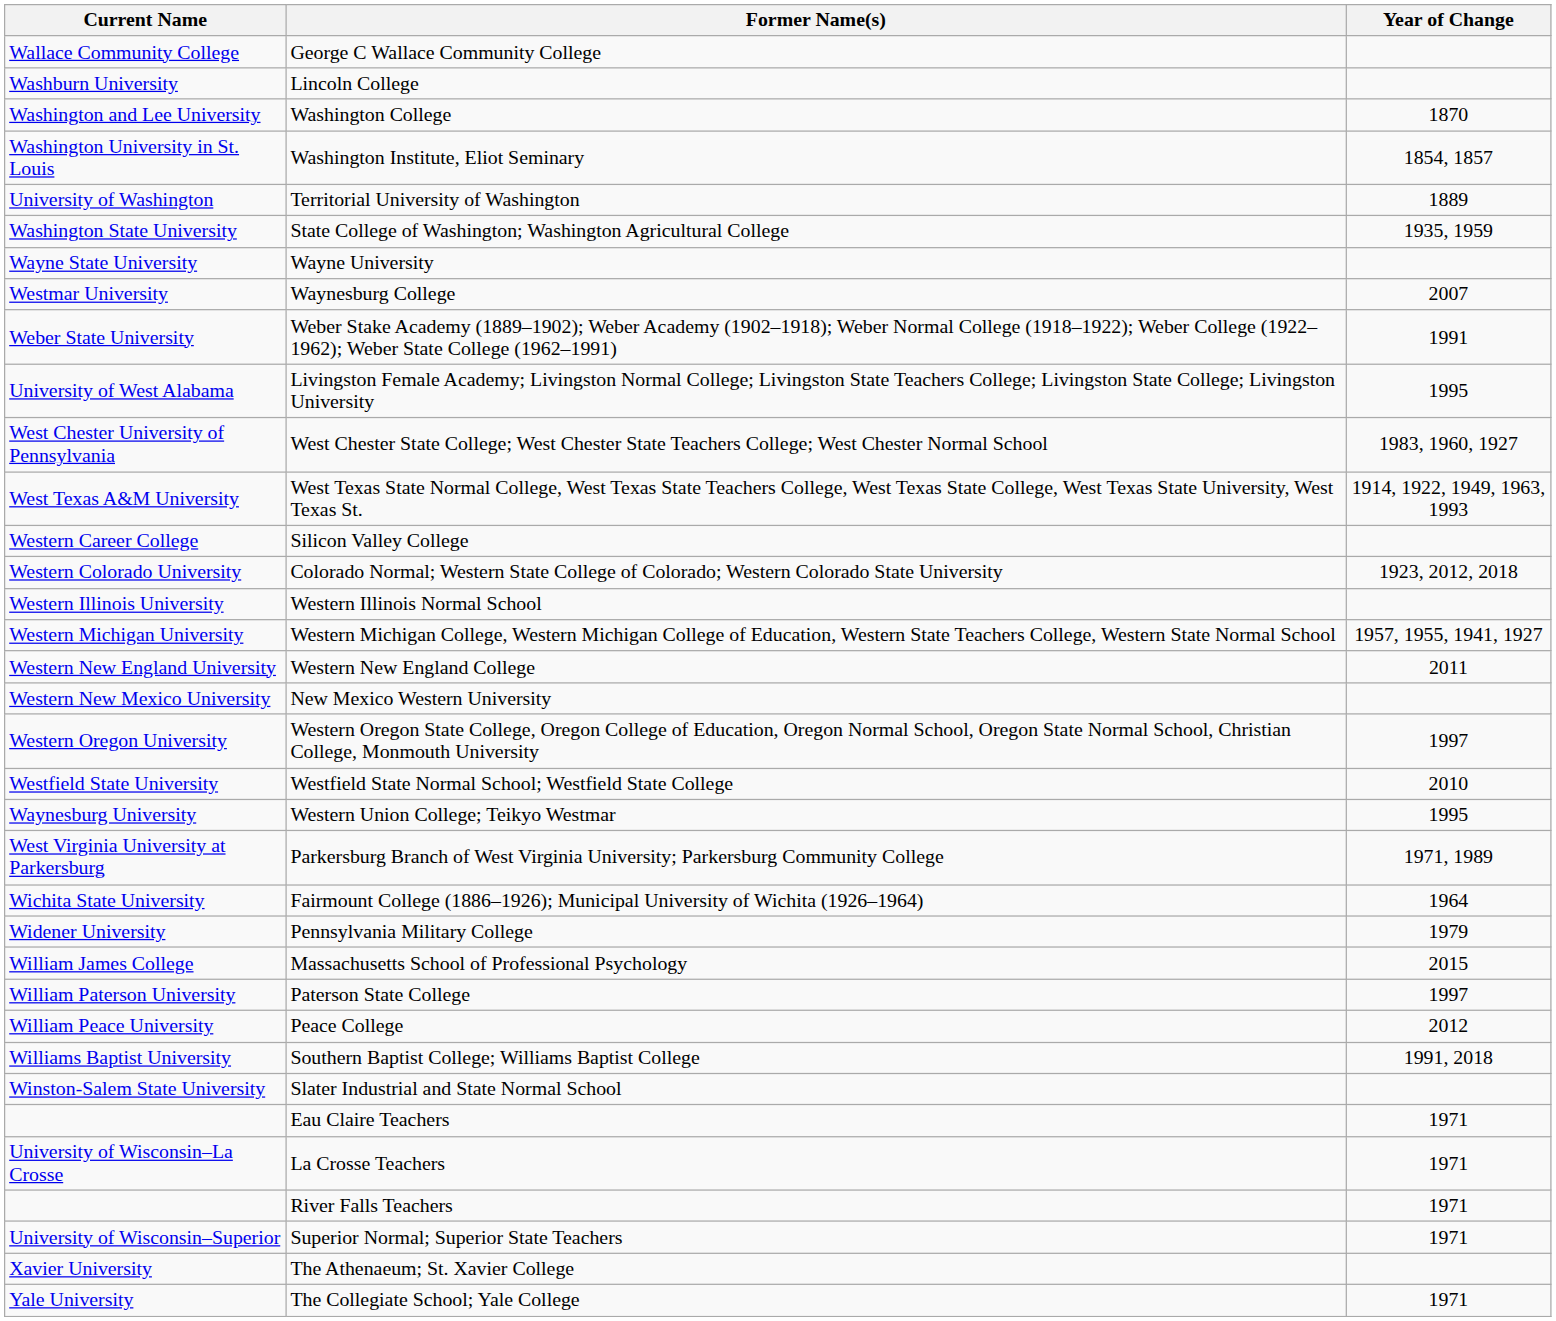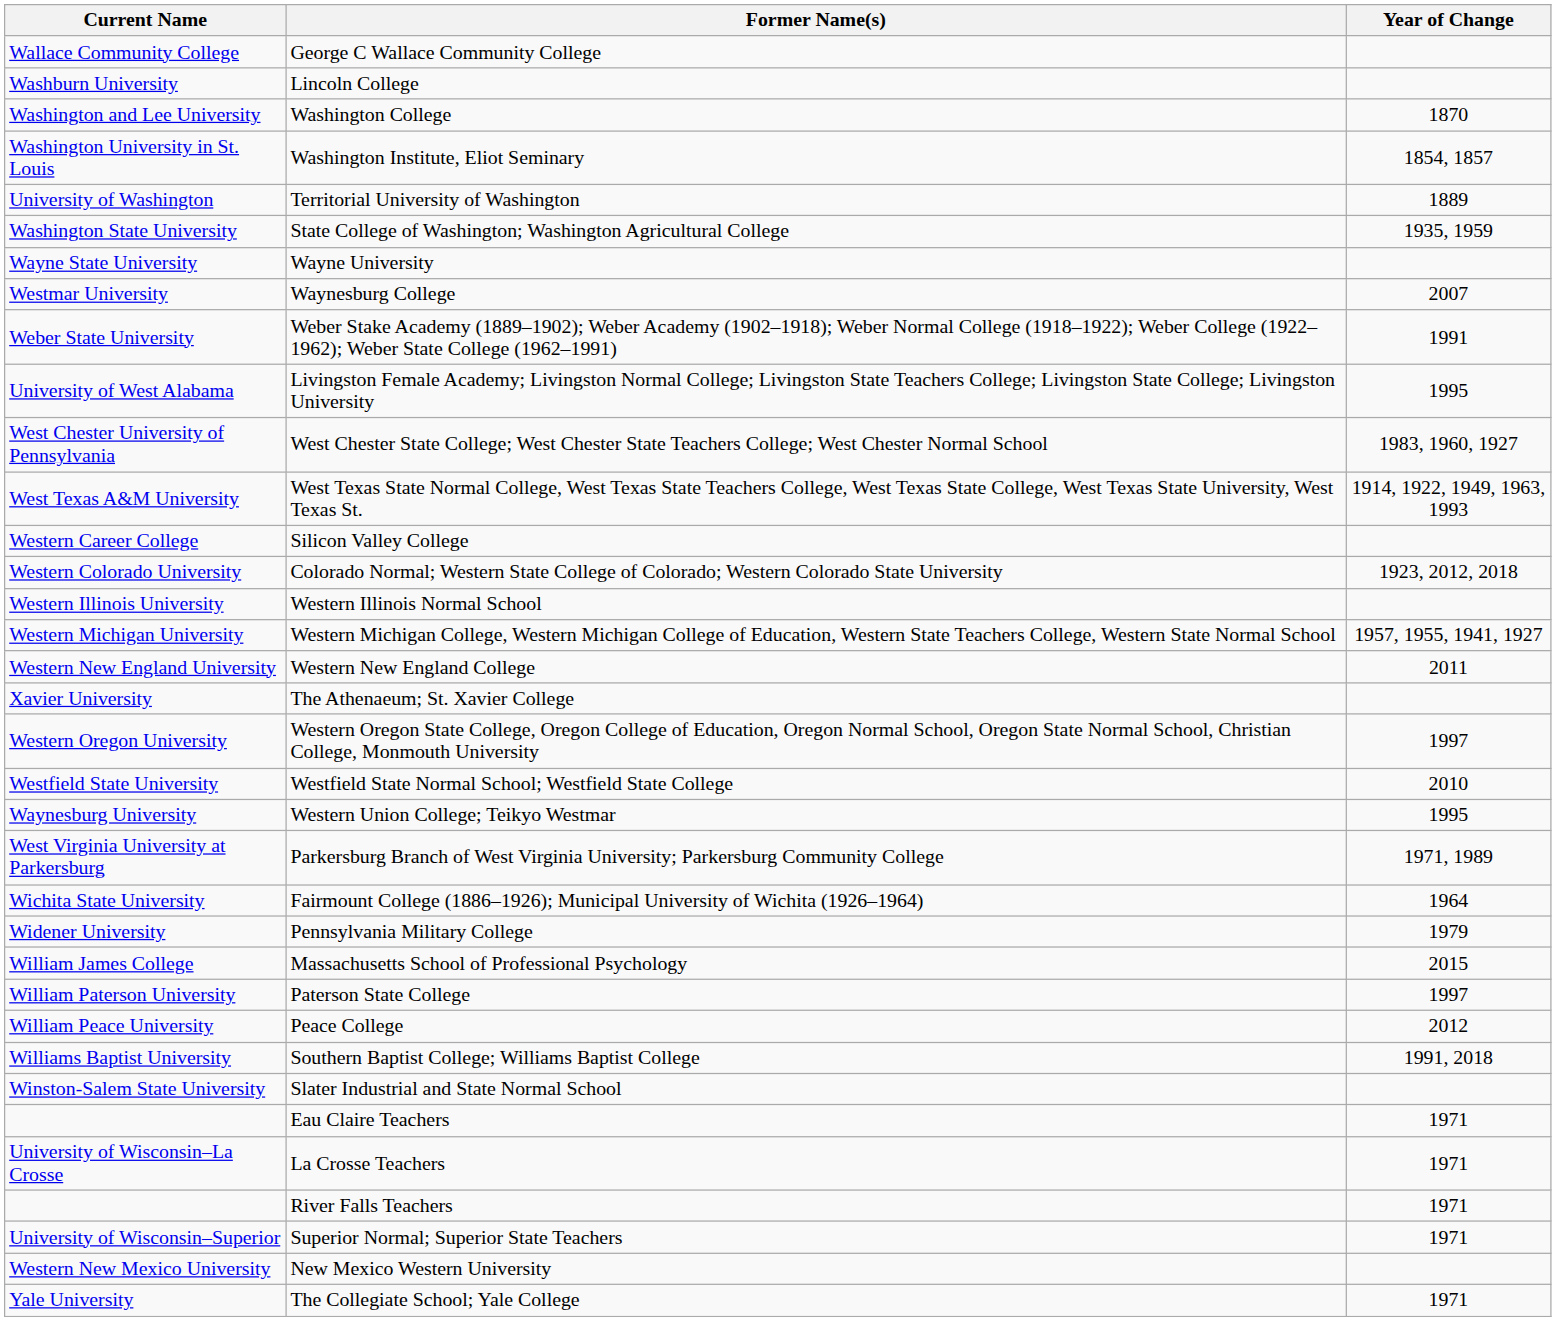rows swapped: (421, 698) <-> (432, 1268)
